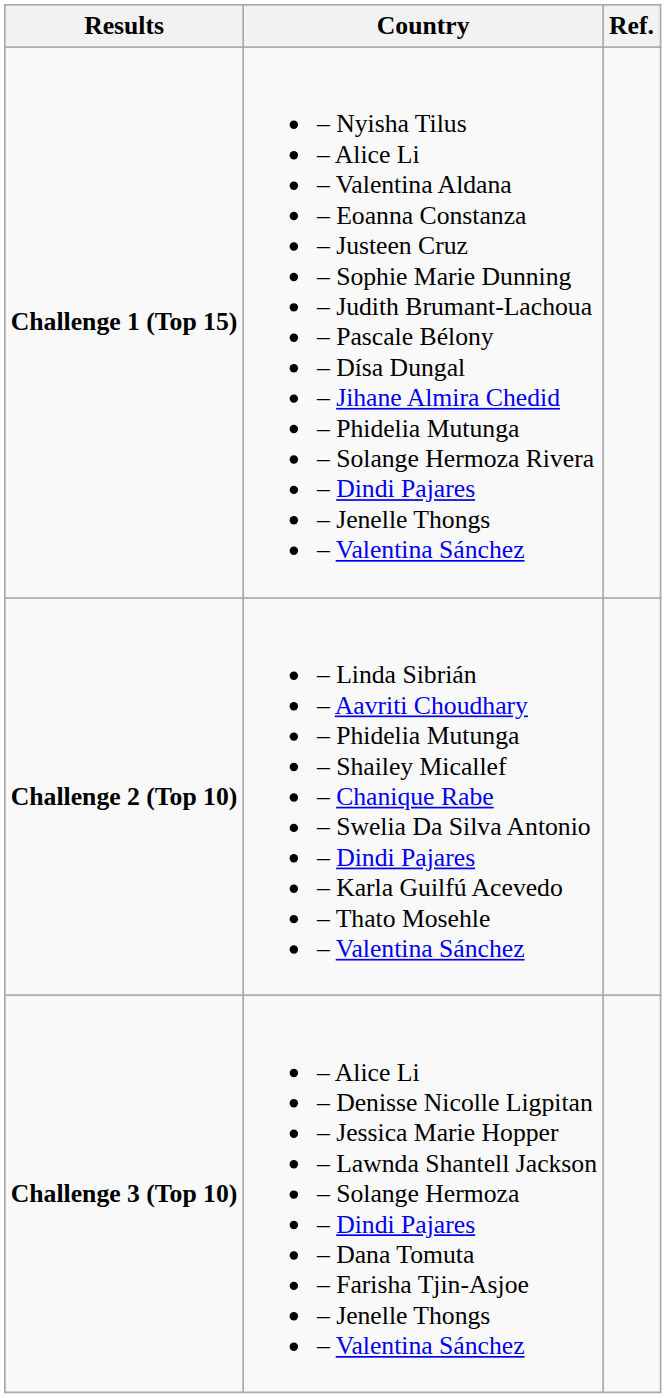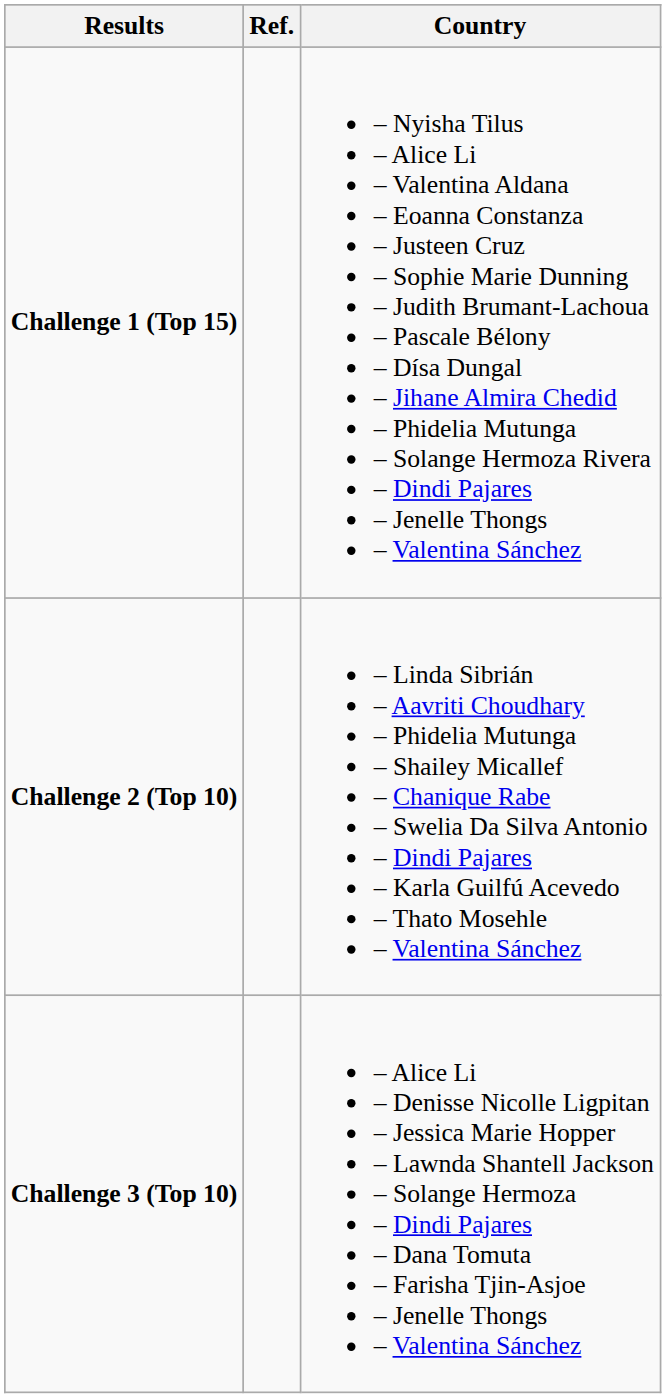columns swapped: (423, 25) <-> (631, 25)
